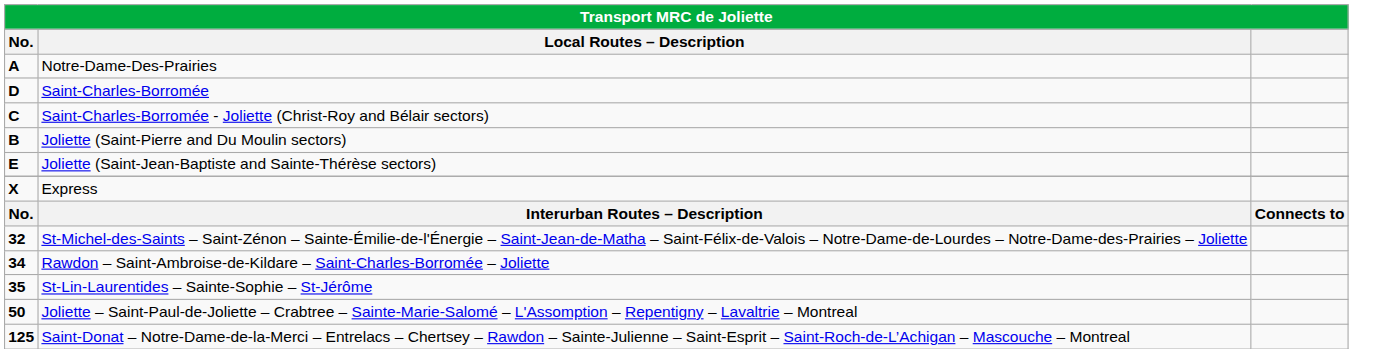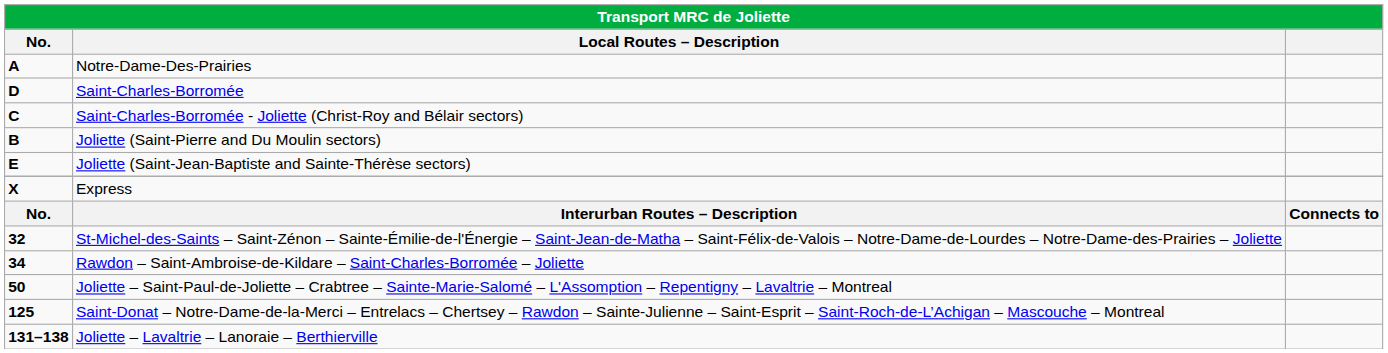- row: (207, 287)
+ row: (227, 337)
